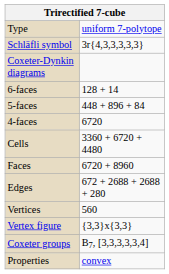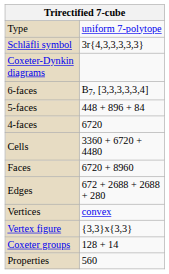(100, 89) 128 + 14 -> (115, 90) B7, [3,3,3,3,3,4]
(89, 209) 560 -> (97, 212) convex
(115, 243) B7, [3,3,3,3,3,4] -> (100, 244) 128 + 14
(97, 261) convex -> (89, 261) 560
